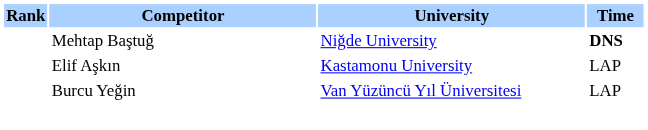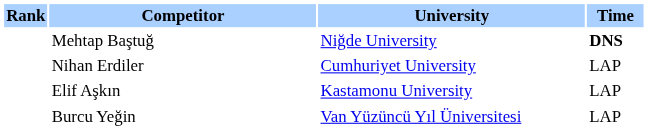+ row: (98, 66)
